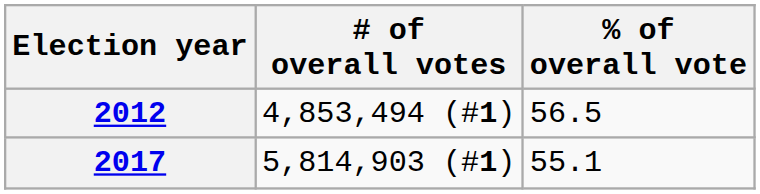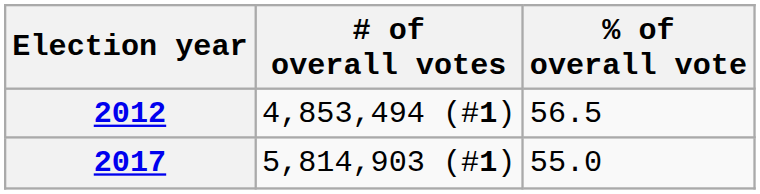(566, 163) 55.1 -> (566, 163) 55.0
